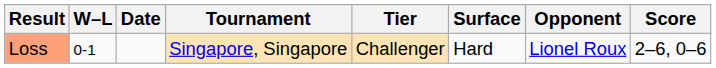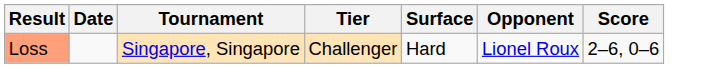- column: (93, 19)
